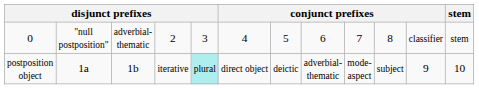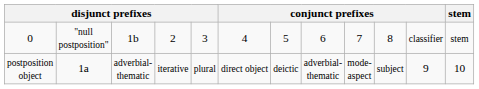(133, 38) adverbial- thematic -> (133, 37) 1b
(133, 68) 1b -> (133, 69) adverbial- thematic
(205, 69) paleturquoise background -> (205, 69) no background
